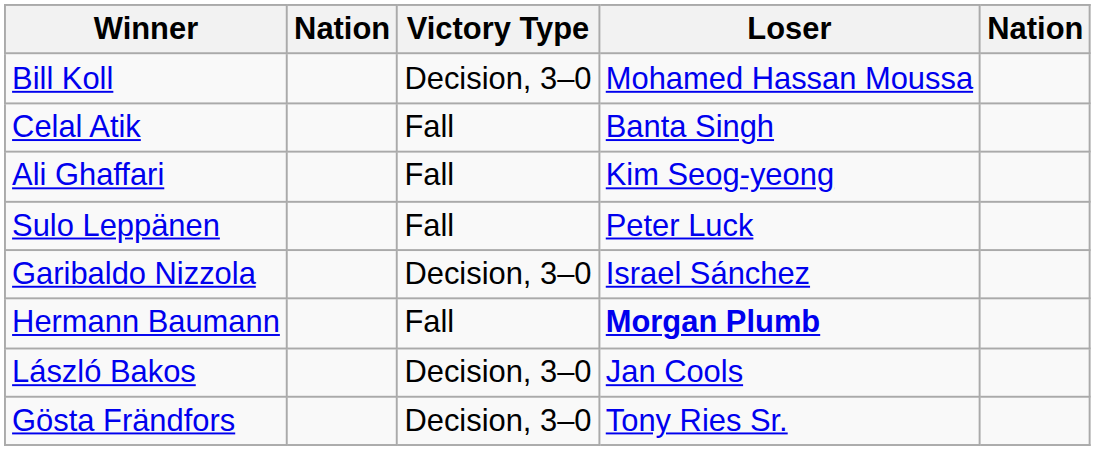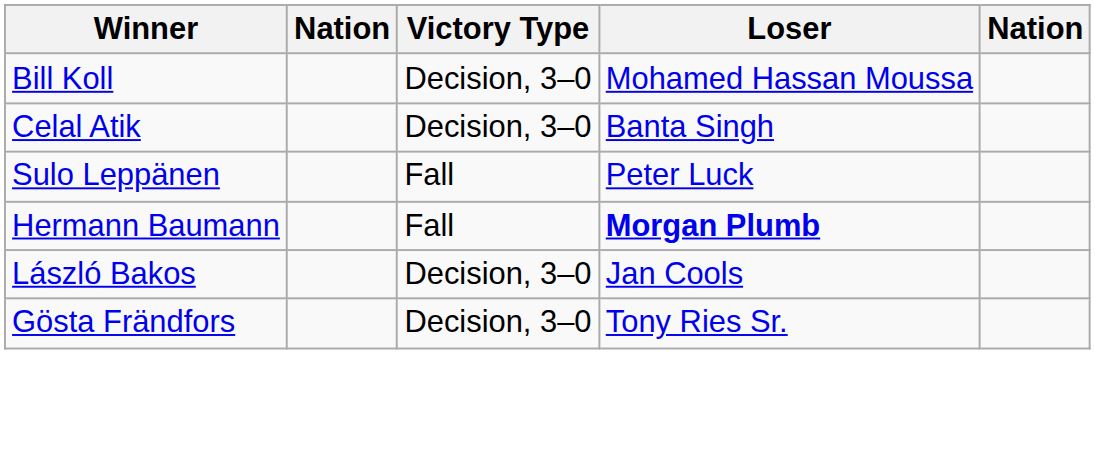(429, 126) Fall -> (498, 126) Decision, 3–0
- row: (88, 175)
- row: (134, 273)
